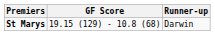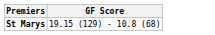- column: (186, 11)
